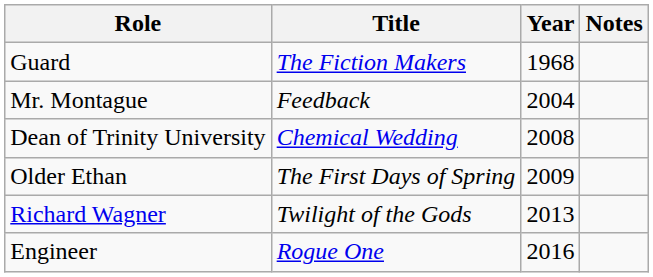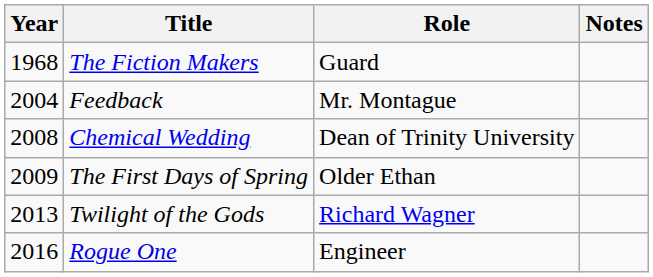columns swapped: (550, 23) <-> (138, 23)
